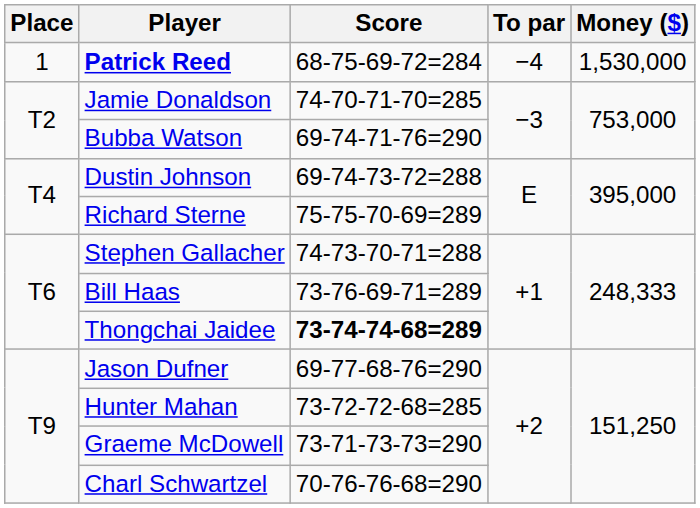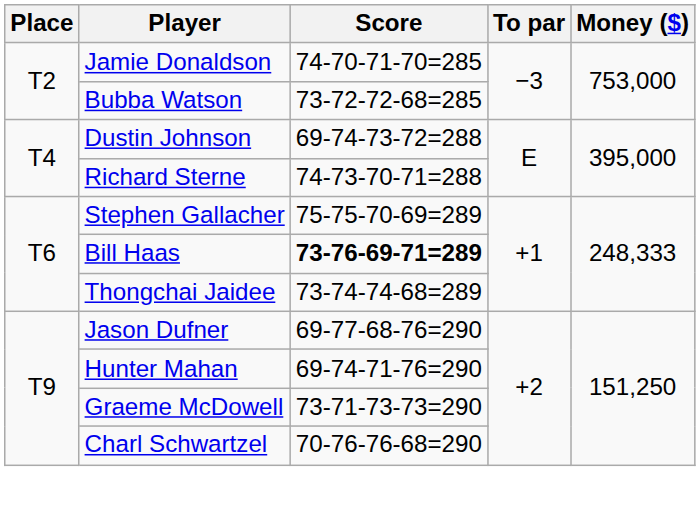- row: (158, 61)
(389, 138) 69-74-71-76=290 -> (389, 100) 73-72-72-68=285
(389, 215) 75-75-70-69=289 -> (389, 176) 74-73-70-71=288
(389, 253) 74-73-70-71=288 -> (389, 215) 75-75-70-69=289
(389, 291) normal -> (389, 253) bold
(389, 330) bold -> (389, 291) normal
(389, 406) 73-72-72-68=285 -> (389, 368) 69-74-71-76=290
